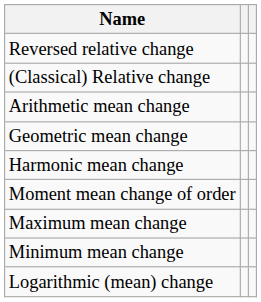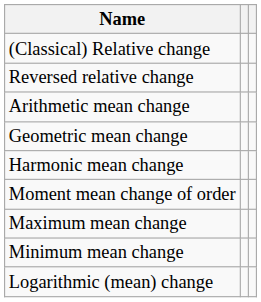rows swapped: (109, 77) <-> (101, 48)
